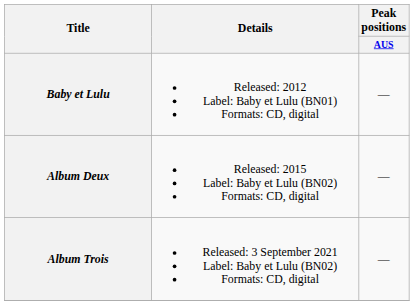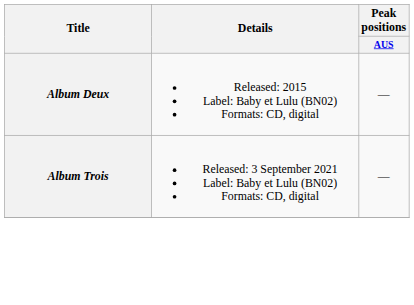- row: (78, 94)
